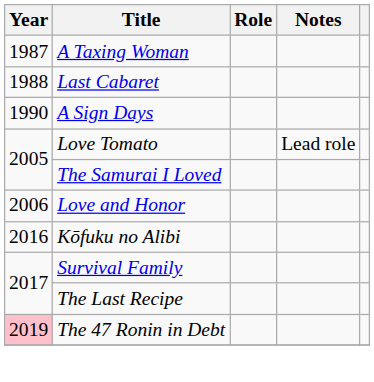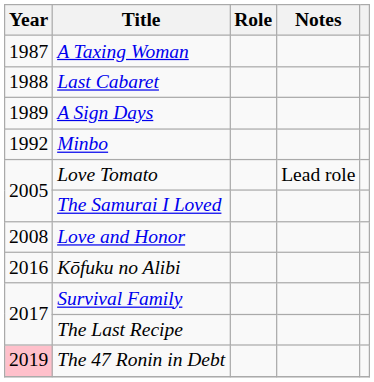(29, 112) 1990 -> (29, 112) 1989
+ row: (83, 143)
(29, 205) 2006 -> (29, 236) 2008
